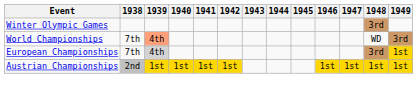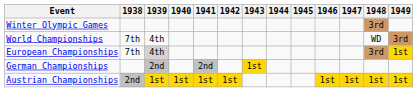(157, 39) lightsalmon background -> (157, 39) no background
+ row: (57, 66)
